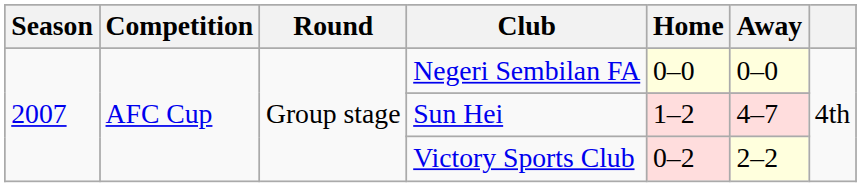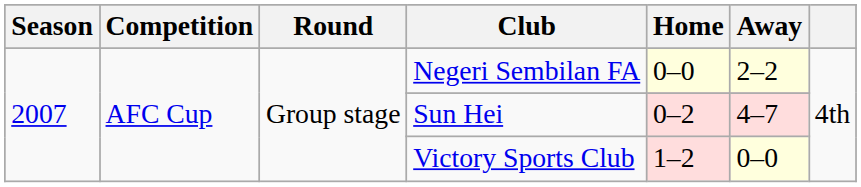(757, 70) 0–0 -> (757, 70) 2–2
(674, 114) 1–2 -> (674, 114) 0–2
(674, 158) 0–2 -> (674, 158) 1–2
(757, 158) 2–2 -> (757, 158) 0–0
